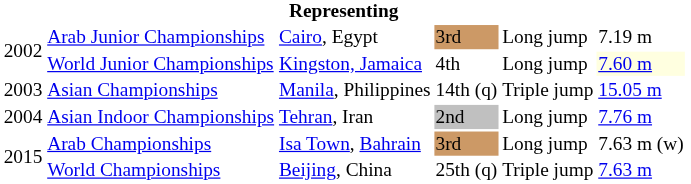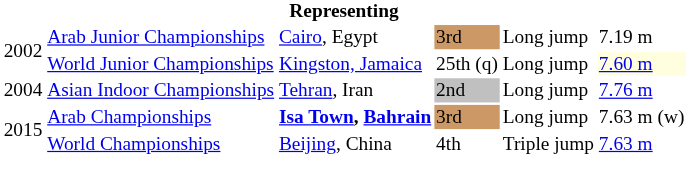(448, 63) 4th -> (467, 63) 25th (q)
- row: (132, 90)
(350, 143) normal -> (355, 116) bold
(466, 170) 25th (q) -> (448, 143) 4th
